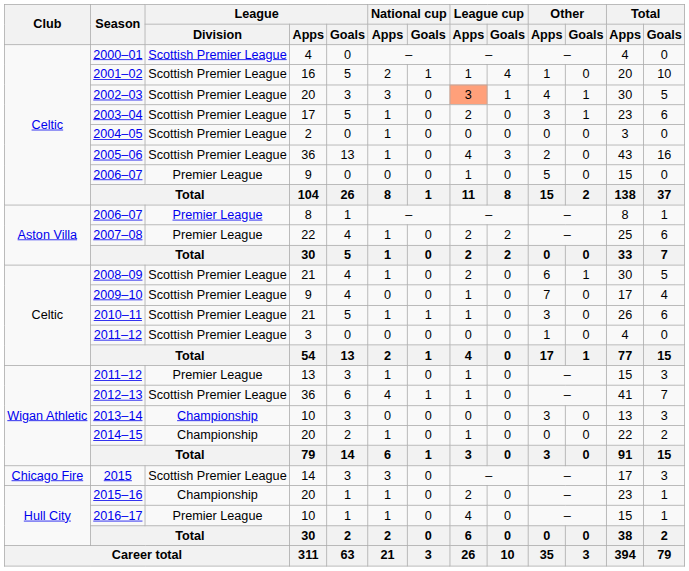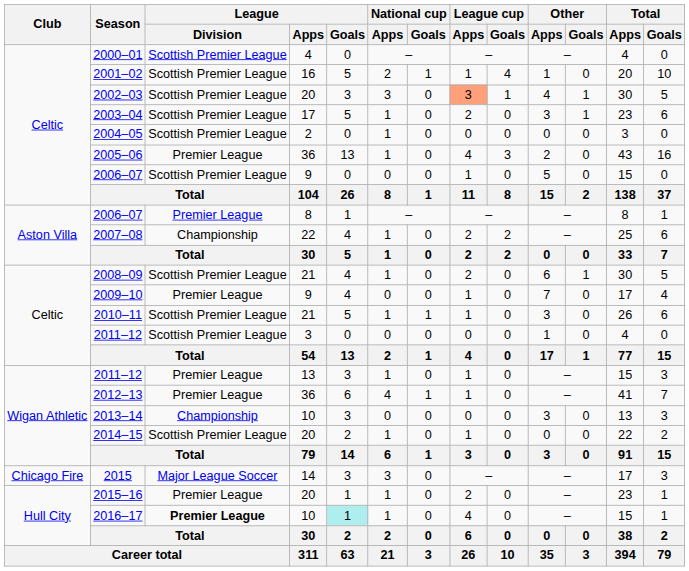(217, 154) Scottish Premier League -> (217, 154) Premier League
(217, 174) Premier League -> (217, 174) Scottish Premier League
(217, 235) Premier League -> (217, 235) Championship
(217, 295) Scottish Premier League -> (217, 295) Premier League
(217, 395) Scottish Premier League -> (217, 395) Premier League
(217, 435) Championship -> (217, 435) Scottish Premier League
(217, 475) Scottish Premier League -> (217, 475) Major League Soccer
(217, 495) Championship -> (217, 495) Premier League
(217, 515) normal -> (217, 515) bold
(348, 515) no background -> (348, 515) paleturquoise background
